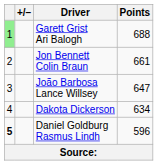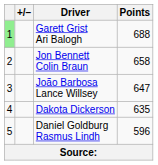(142, 61) 661 -> (142, 61) 658
(142, 110) 634 -> (142, 110) 635
(9, 131) bold -> (9, 131) normal
